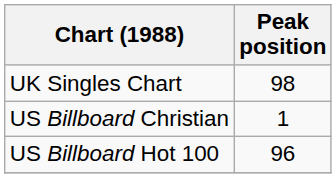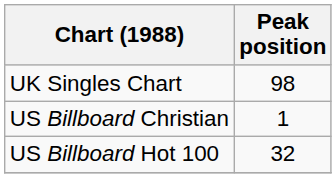(283, 154) 96 -> (283, 154) 32
